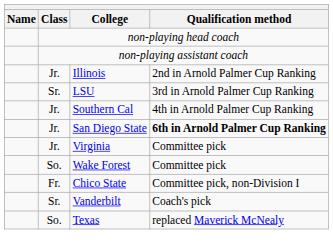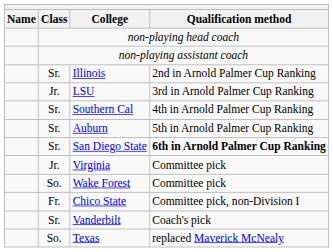(54, 73) Jr. -> (54, 73) Sr.
(54, 92) Sr. -> (54, 92) Jr.
(54, 110) Jr. -> (54, 110) Sr.
+ row: (90, 128)
(54, 128) Jr. -> (54, 146) Sr.
